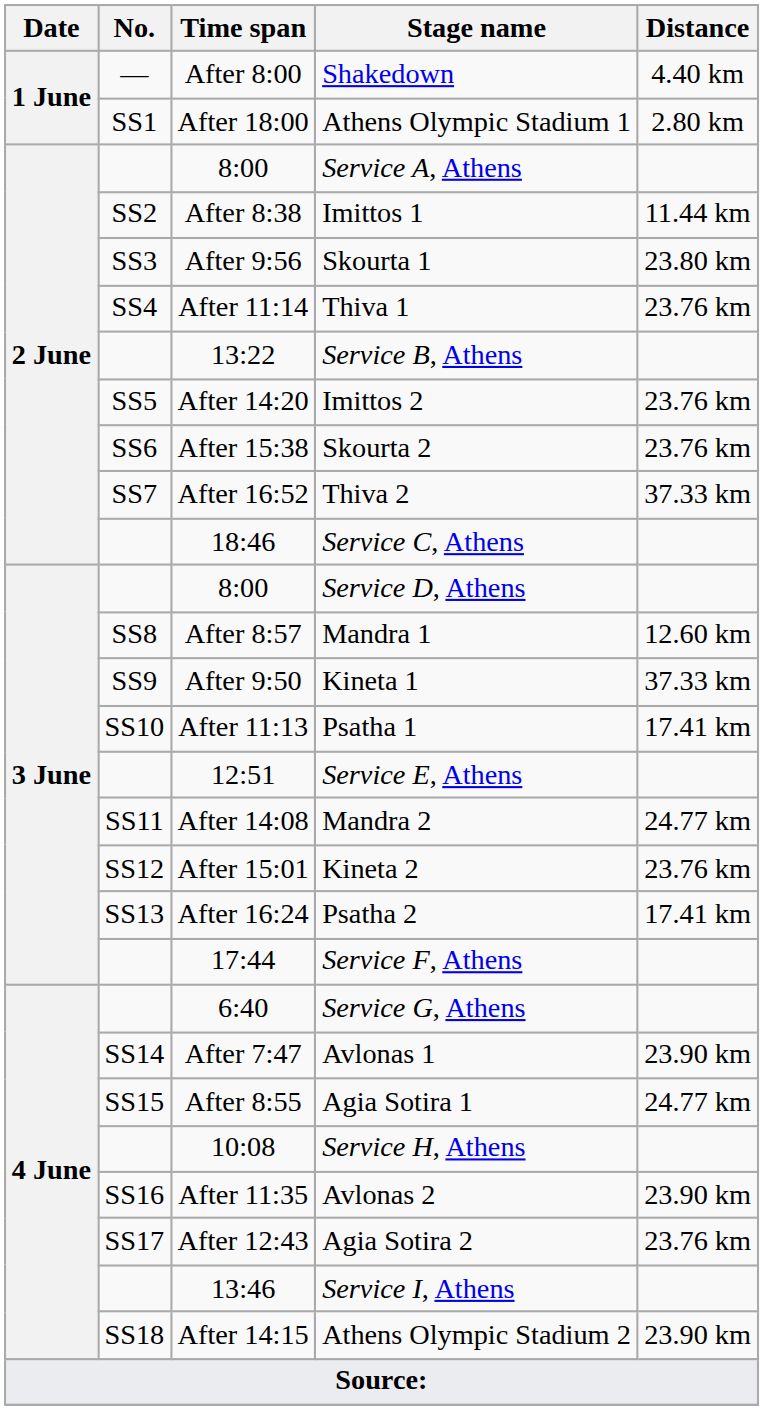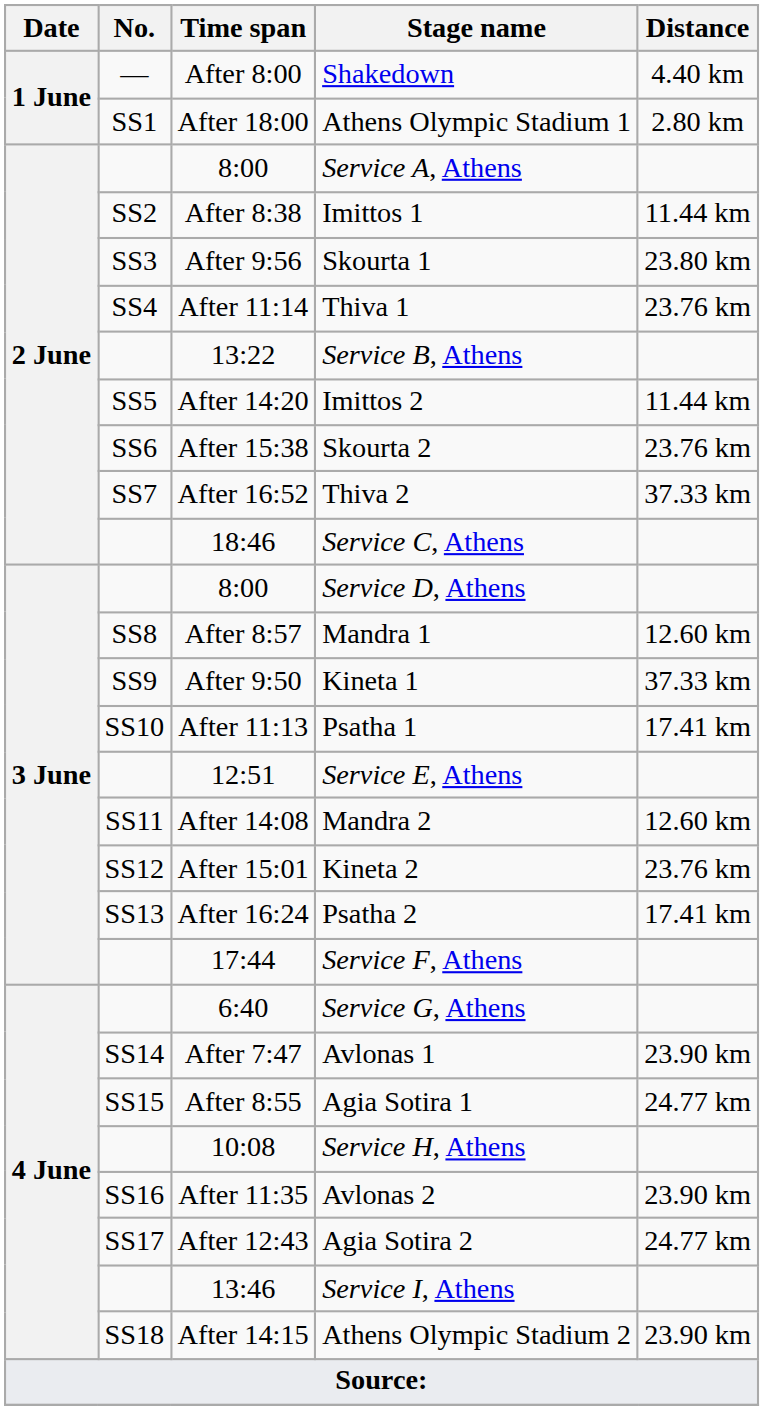(698, 400) 23.76 km -> (698, 400) 11.44 km
(698, 820) 24.77 km -> (698, 820) 12.60 km
(698, 1240) 23.76 km -> (698, 1240) 24.77 km
